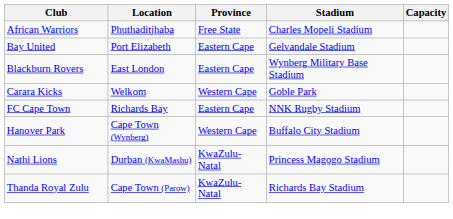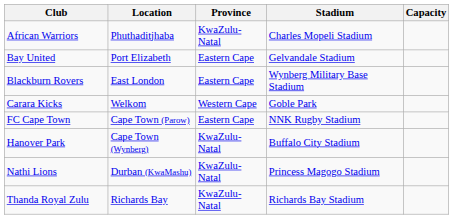(219, 29) Free State -> (220, 35) KwaZulu-Natal
(139, 108) Richards Bay -> (150, 120) Cape Town (Parow)
(227, 131) Western Cape -> (220, 143) KwaZulu-Natal
(150, 188) Cape Town (Parow) -> (139, 200) Richards Bay
